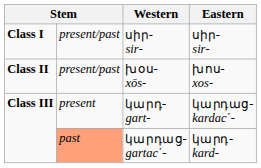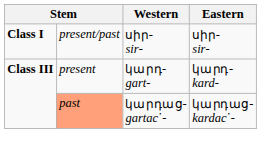- row: (142, 76)
(223, 111) կարդաց- kardac῾- -> (213, 76) կարդ- kard-
(213, 145) կարդ- kard- -> (223, 111) կարդաց- kardac῾-
